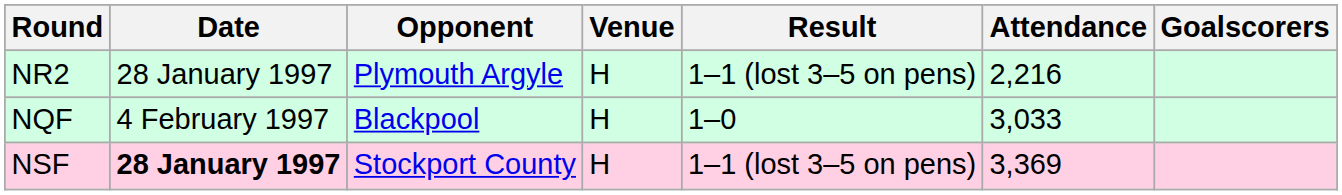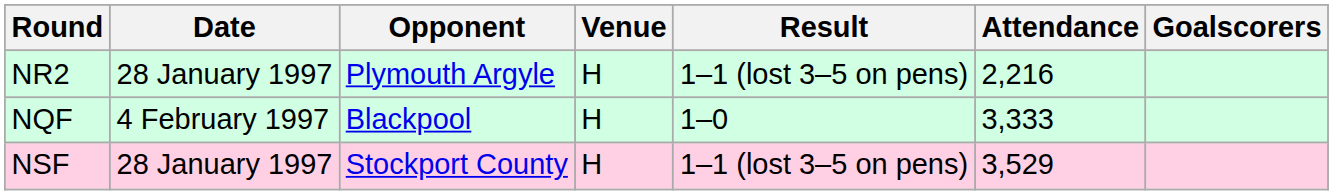(1026, 119) 3,033 -> (1018, 119) 3,333
(229, 165) bold -> (224, 165) normal
(1026, 165) 3,369 -> (1018, 165) 3,529
